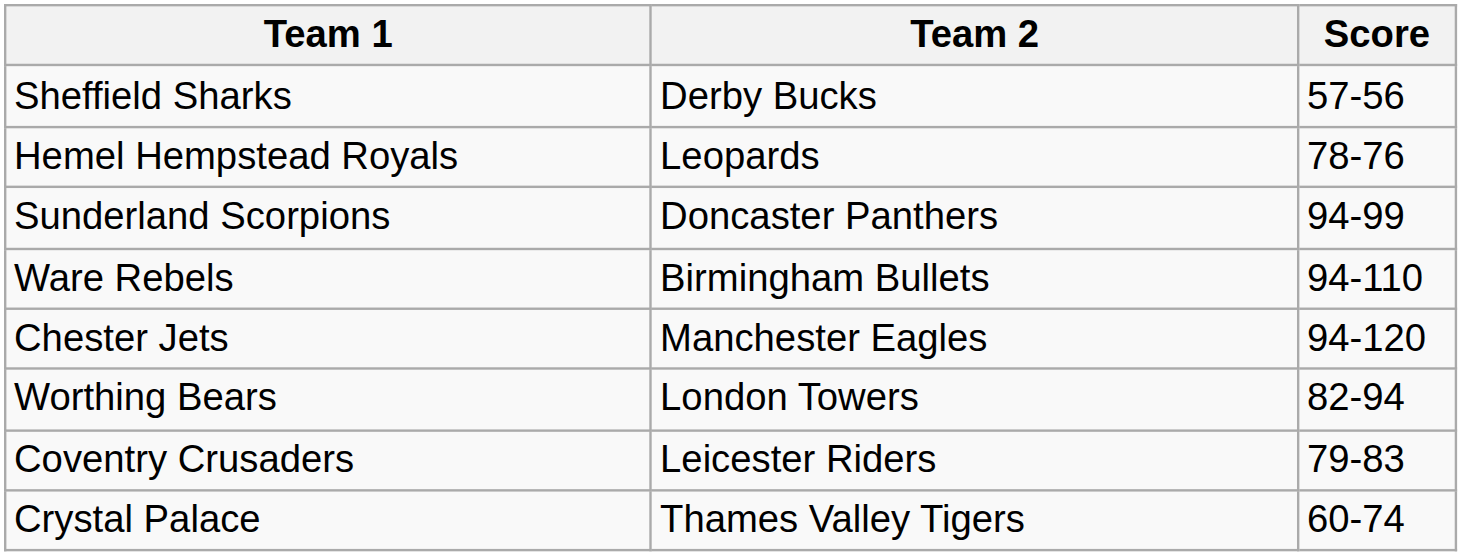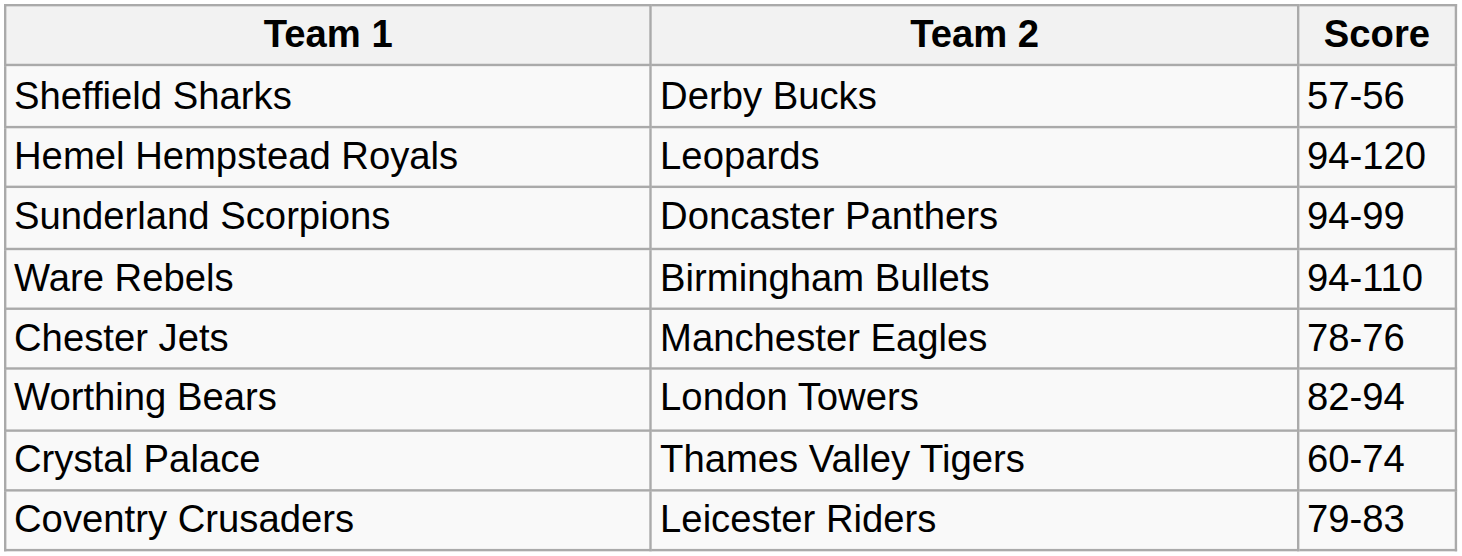(1356, 156) 78-76 -> (1366, 156) 94-120
(1366, 338) 94-120 -> (1356, 338) 78-76
rows swapped: (137, 519) <-> (184, 459)
